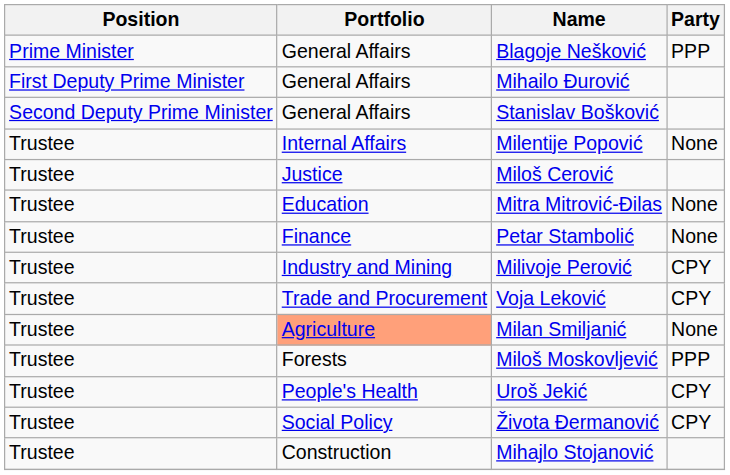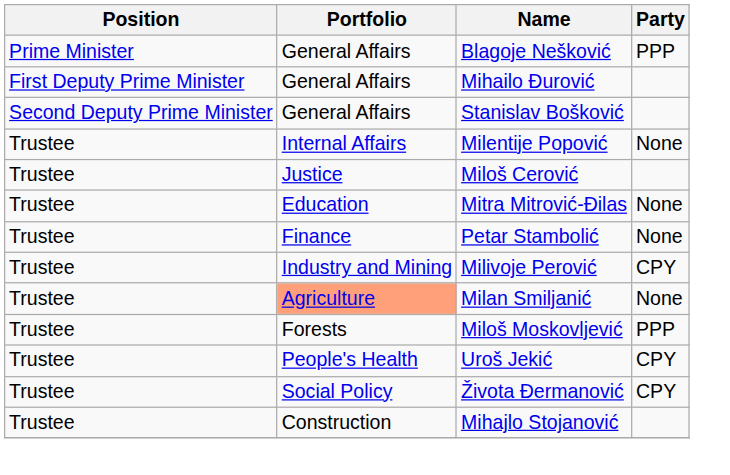- row: (551, 298)
